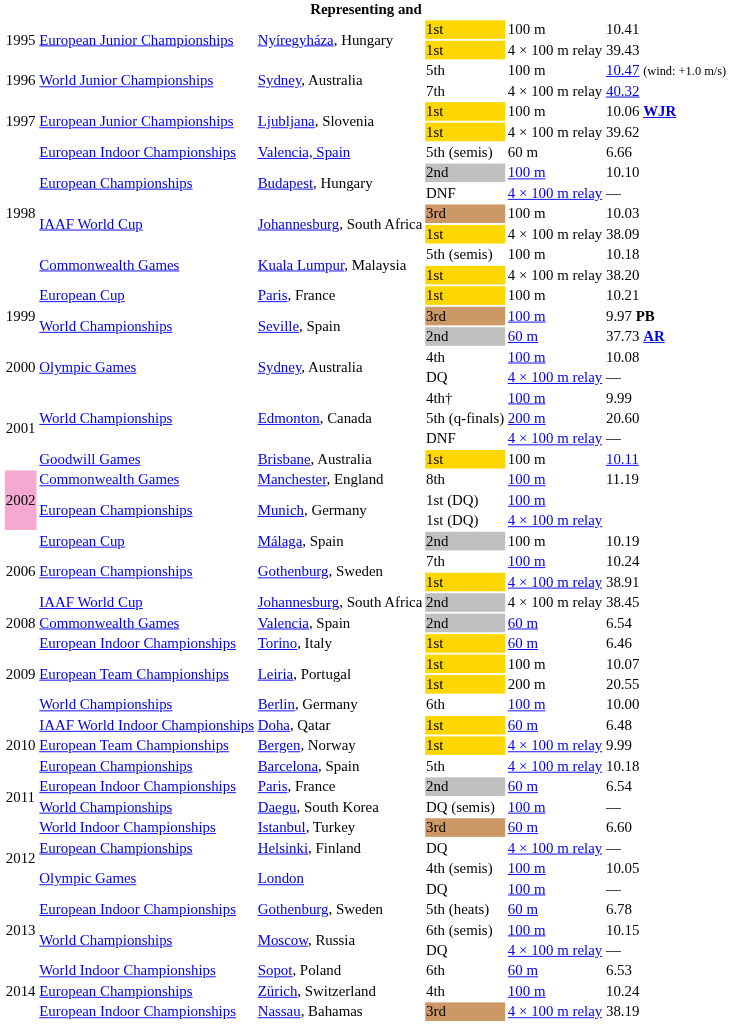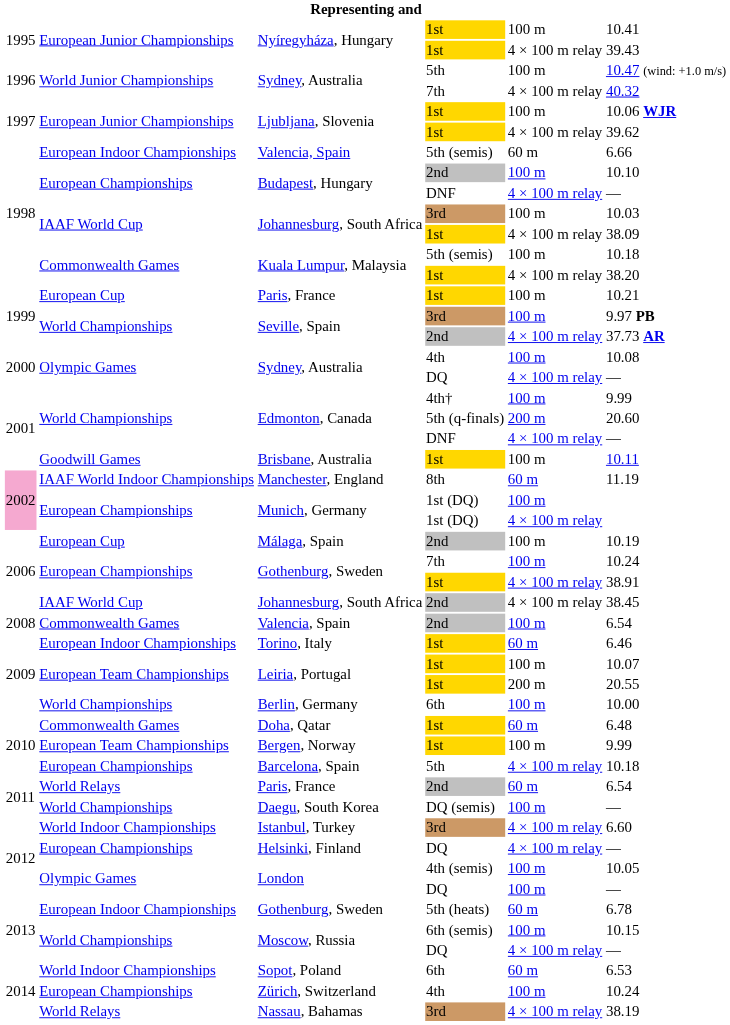(523, 336) 60 m -> (555, 336) 4 × 100 m relay
(109, 479) Commonwealth Games -> (147, 479) IAAF World Indoor Championships
(527, 479) 100 m -> (523, 479) 60 m
(523, 622) 60 m -> (527, 622) 100 m
(147, 725) IAAF World Indoor Championships -> (109, 725) Commonwealth Games
(555, 745) 4 × 100 m relay -> (527, 745) 100 m
(138, 786) European Indoor Championships -> (80, 786) World Relays
(523, 827) 60 m -> (555, 827) 4 × 100 m relay
(138, 1011) European Indoor Championships -> (80, 1011) World Relays
